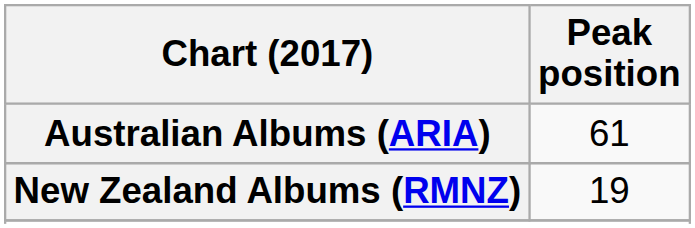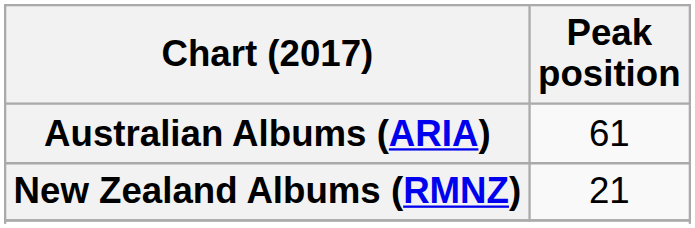(609, 190) 19 -> (609, 190) 21
